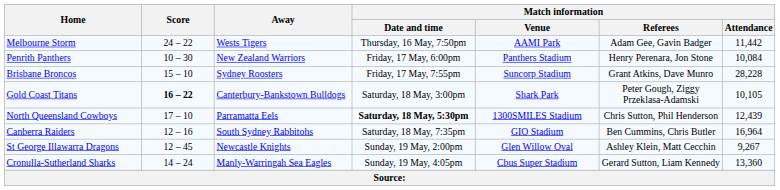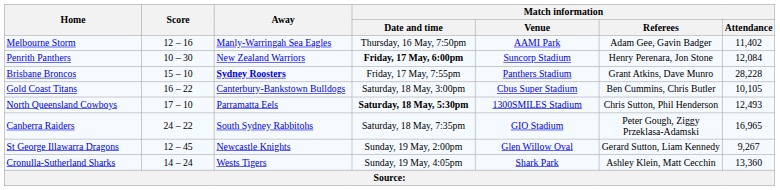(178, 43) 24 – 22 -> (178, 43) 12 – 16
(242, 43) Wests Tigers -> (274, 43) Manly-Warringah Sea Eagles
(749, 43) 11,442 -> (749, 43) 11,402
(413, 58) normal -> (413, 58) bold
(537, 58) Panthers Stadium -> (537, 58) Suncorp Stadium
(749, 58) 10,084 -> (749, 58) 12,084
(250, 74) normal -> (251, 74) bold
(537, 74) Suncorp Stadium -> (537, 74) Panthers Stadium
(178, 95) bold -> (178, 89) normal
(537, 95) Shark Park -> (537, 89) Cbus Super Stadium
(661, 95) Peter Gough, Ziggy Przeklasa-Adamski -> (661, 89) Ben Cummins, Chris Butler
(749, 116) 12,439 -> (749, 105) 12,493
(178, 131) 12 – 16 -> (178, 126) 24 – 22
(661, 131) Ben Cummins, Chris Butler -> (661, 126) Peter Gough, Ziggy Przeklasa-Adamski
(749, 131) 16,964 -> (749, 126) 16,965
(661, 147) Ashley Klein, Matt Cecchin -> (661, 147) Gerard Sutton, Liam Kennedy
(274, 162) Manly-Warringah Sea Eagles -> (242, 162) Wests Tigers
(537, 162) Cbus Super Stadium -> (537, 162) Shark Park
(661, 162) Gerard Sutton, Liam Kennedy -> (661, 162) Ashley Klein, Matt Cecchin
